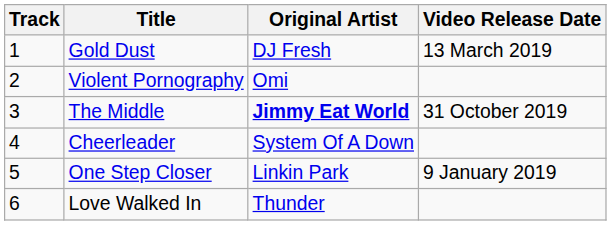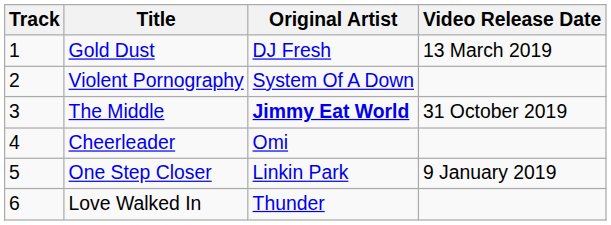(270, 81) Omi -> (333, 81) System Of A Down
(333, 142) System Of A Down -> (270, 142) Omi
